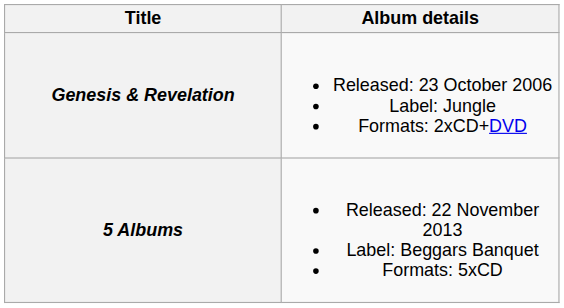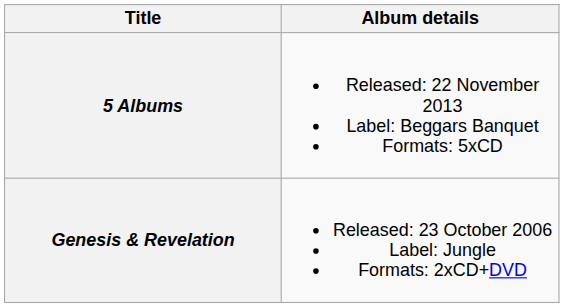rows swapped: (143, 95) <-> (143, 230)
